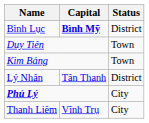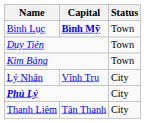(126, 28) District -> (122, 28) Town
(84, 77) Tân Thanh -> (80, 77) Vĩnh Trụ
(126, 77) District -> (120, 77) City
(80, 110) Vĩnh Trụ -> (84, 110) Tân Thanh
